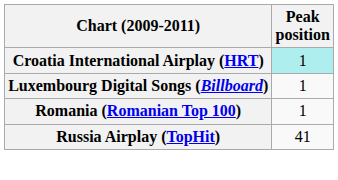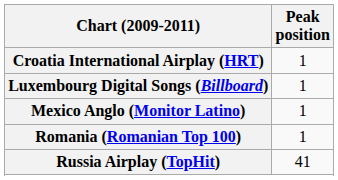(303, 60) paleturquoise background -> (303, 60) no background
+ row: (138, 111)
